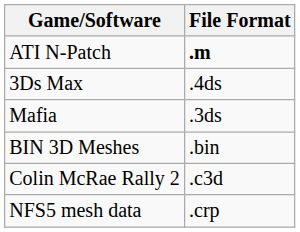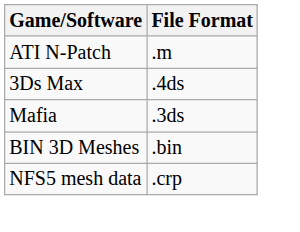(200, 52) bold -> (162, 52) normal
- row: (95, 178)
